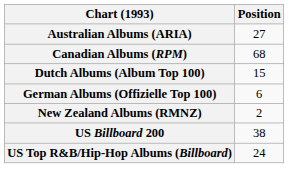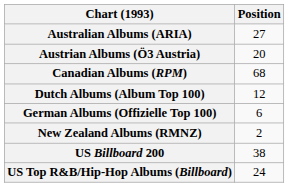+ row: (120, 53)
(259, 73) 15 -> (259, 93) 12
